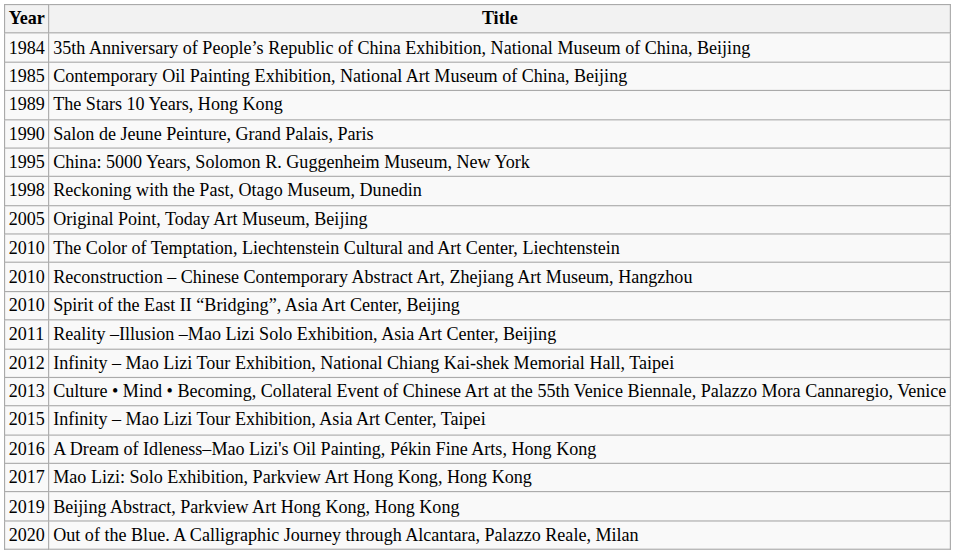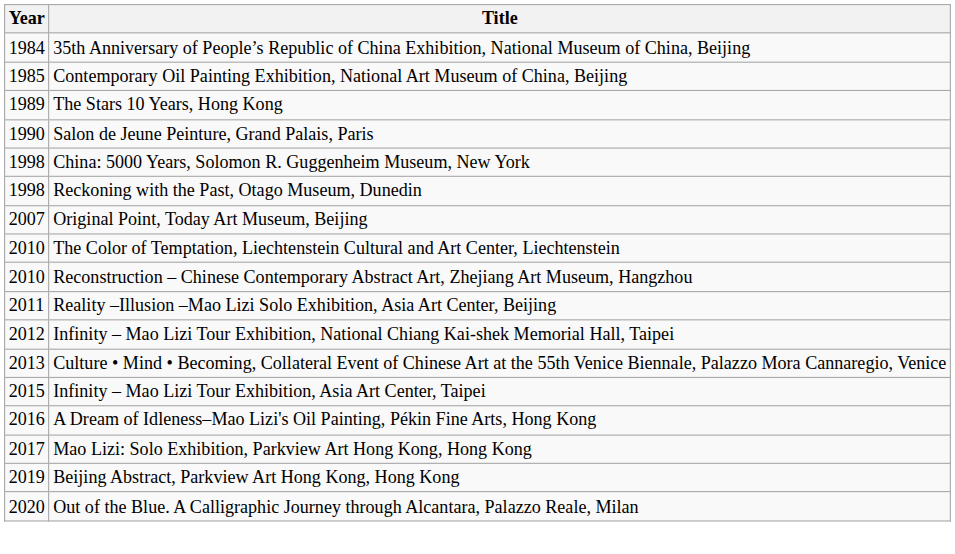(27, 162) 1995 -> (27, 162) 1998
(27, 219) 2005 -> (27, 219) 2007
- row: (256, 305)
